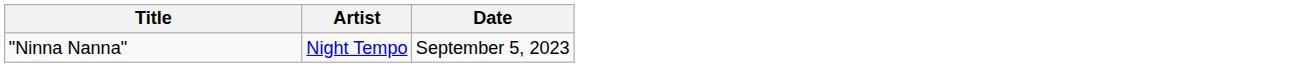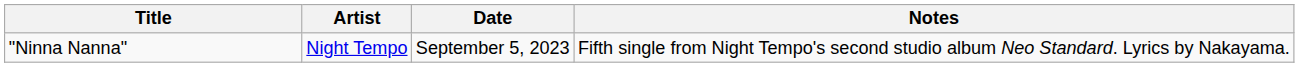+ column: (934, 18)
